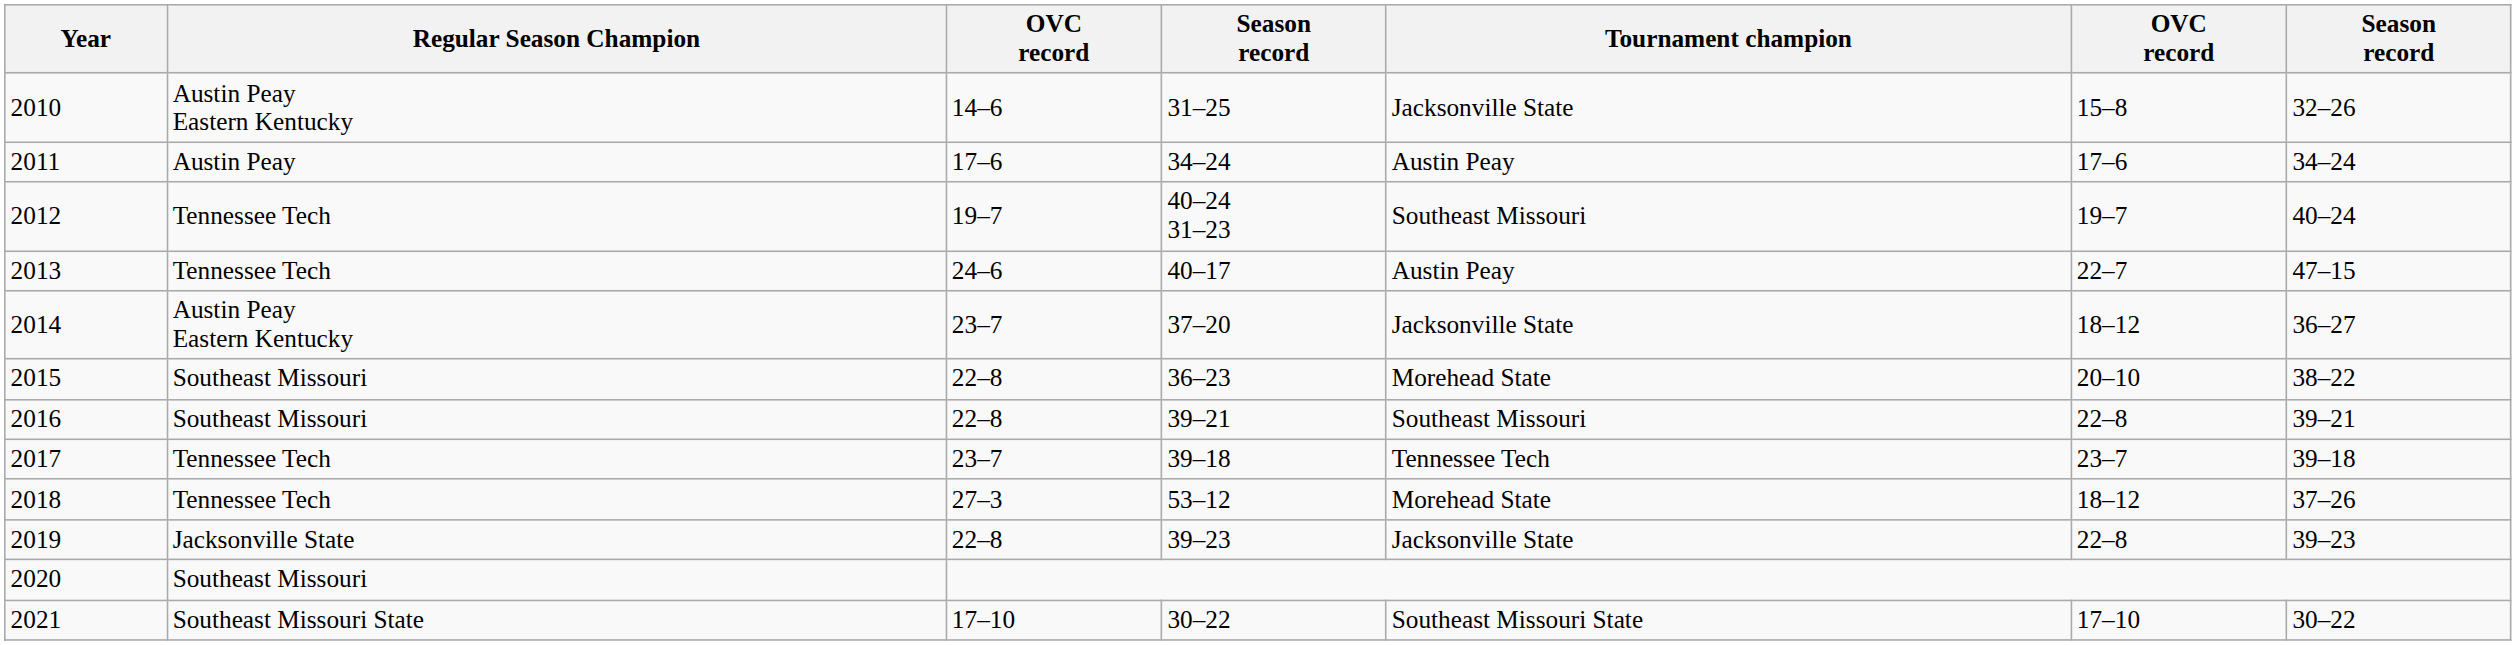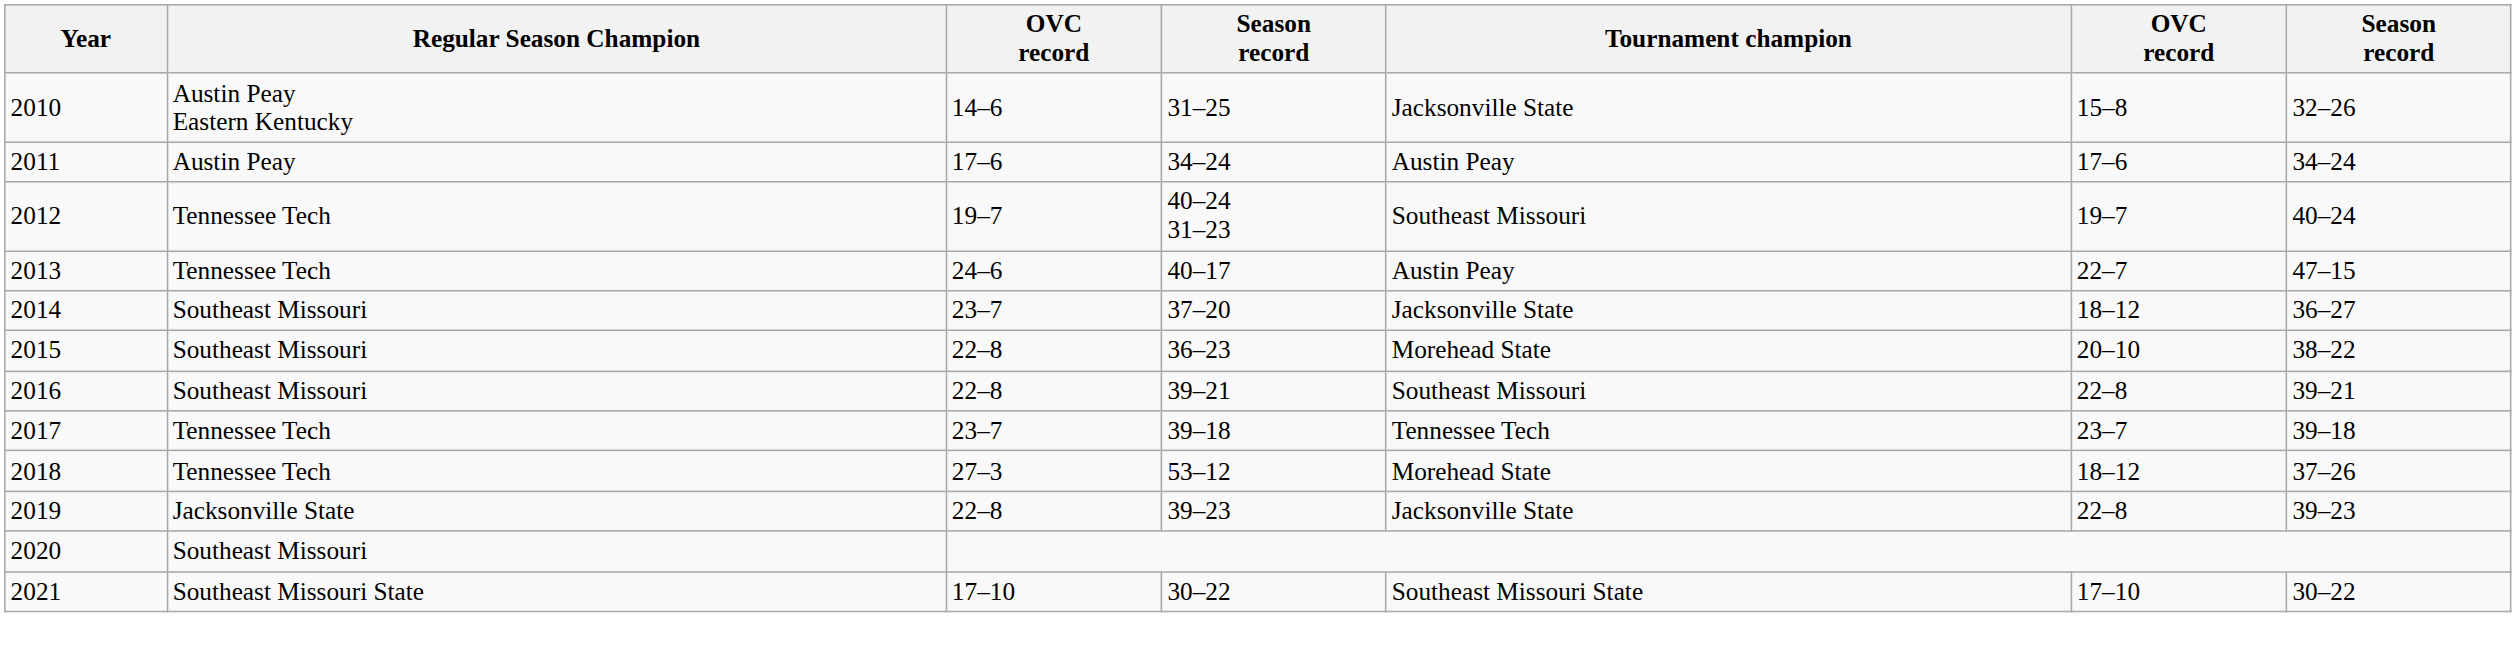(263, 324) Austin Peay Eastern Kentucky -> (270, 310) Southeast Missouri
